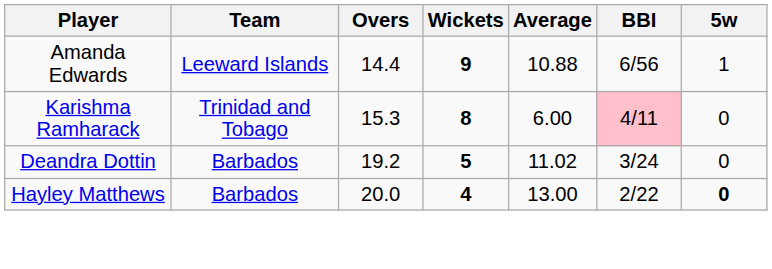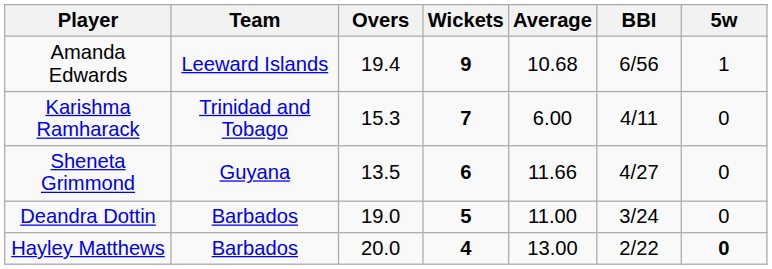(381, 63) 14.4 -> (381, 63) 19.4
(552, 63) 10.88 -> (552, 63) 10.68
(466, 118) 8 -> (466, 118) 7
(639, 118) pink background -> (639, 118) no background
+ row: (88, 173)
(381, 161) 19.2 -> (381, 216) 19.0
(552, 161) 11.02 -> (552, 216) 11.00
